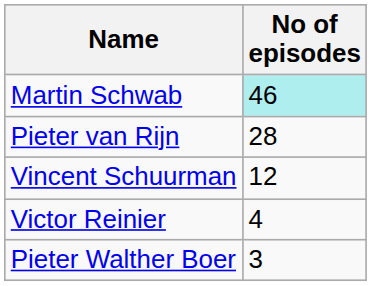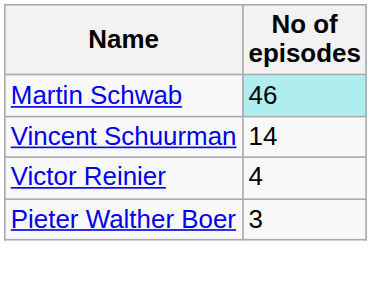- row: (95, 136)
(263, 177) 12 -> (263, 136) 14
